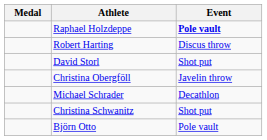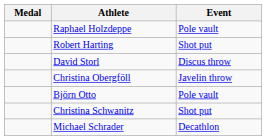(199, 29) bold -> (198, 29) normal
(205, 45) Discus throw -> (195, 45) Shot put
(195, 62) Shot put -> (205, 62) Discus throw
rows swapped: (88, 95) <-> (75, 127)
